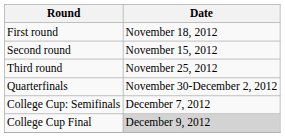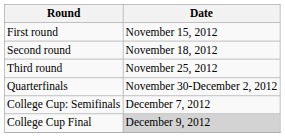(172, 31) November 18, 2012 -> (172, 31) November 15, 2012
(172, 50) November 15, 2012 -> (172, 50) November 18, 2012
